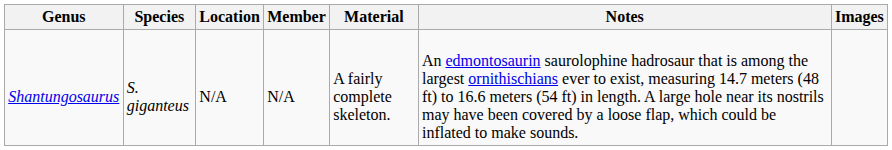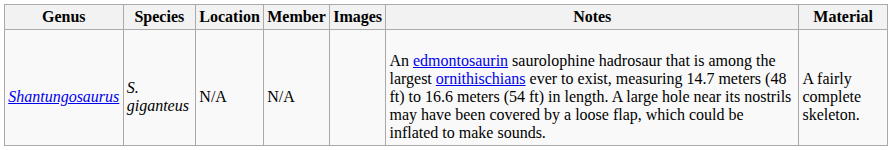columns swapped: (374, 17) <-> (859, 17)
